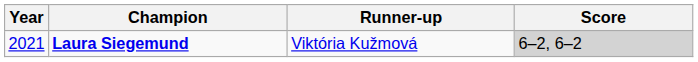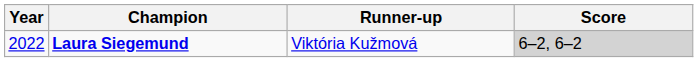(26, 44) 2021 -> (26, 44) 2022
